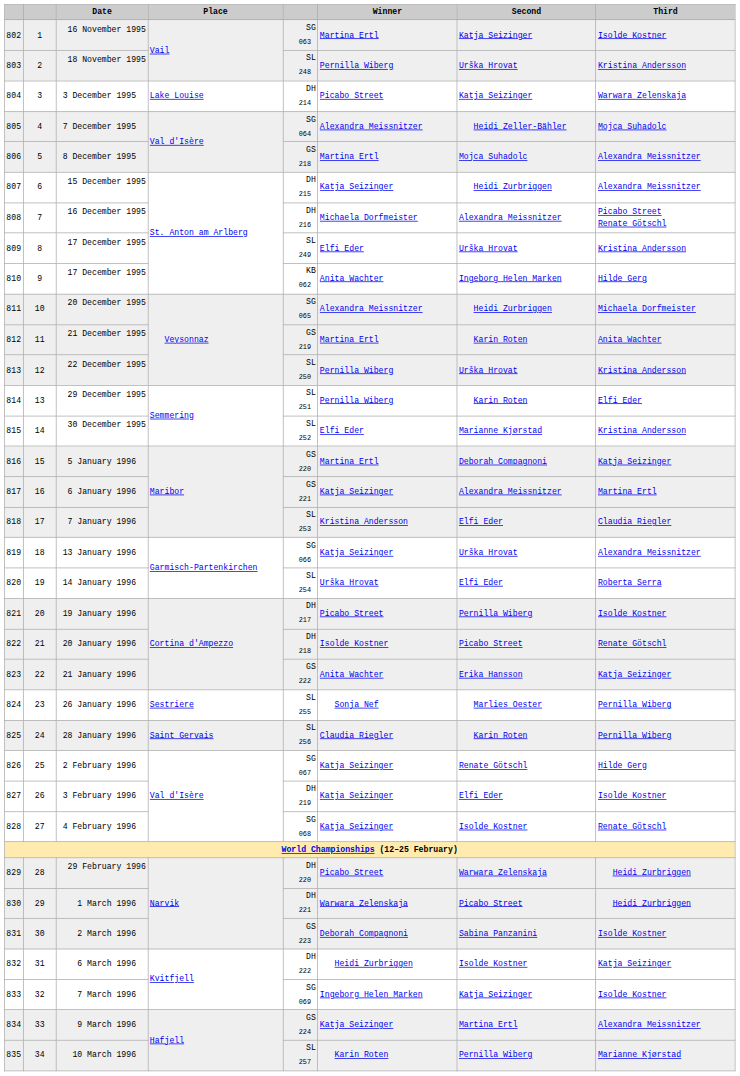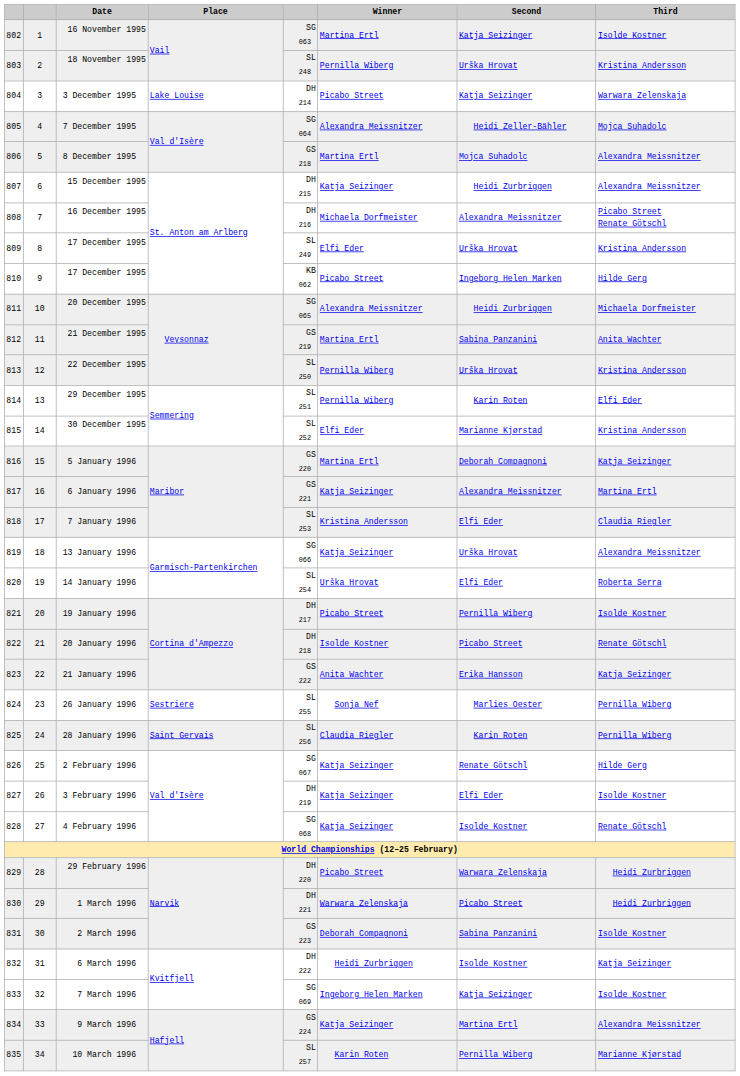(352, 279) Anita Wachter -> (352, 279) Picabo Street
(493, 340) Karin Roten -> (498, 340) Sabina Panzanini
